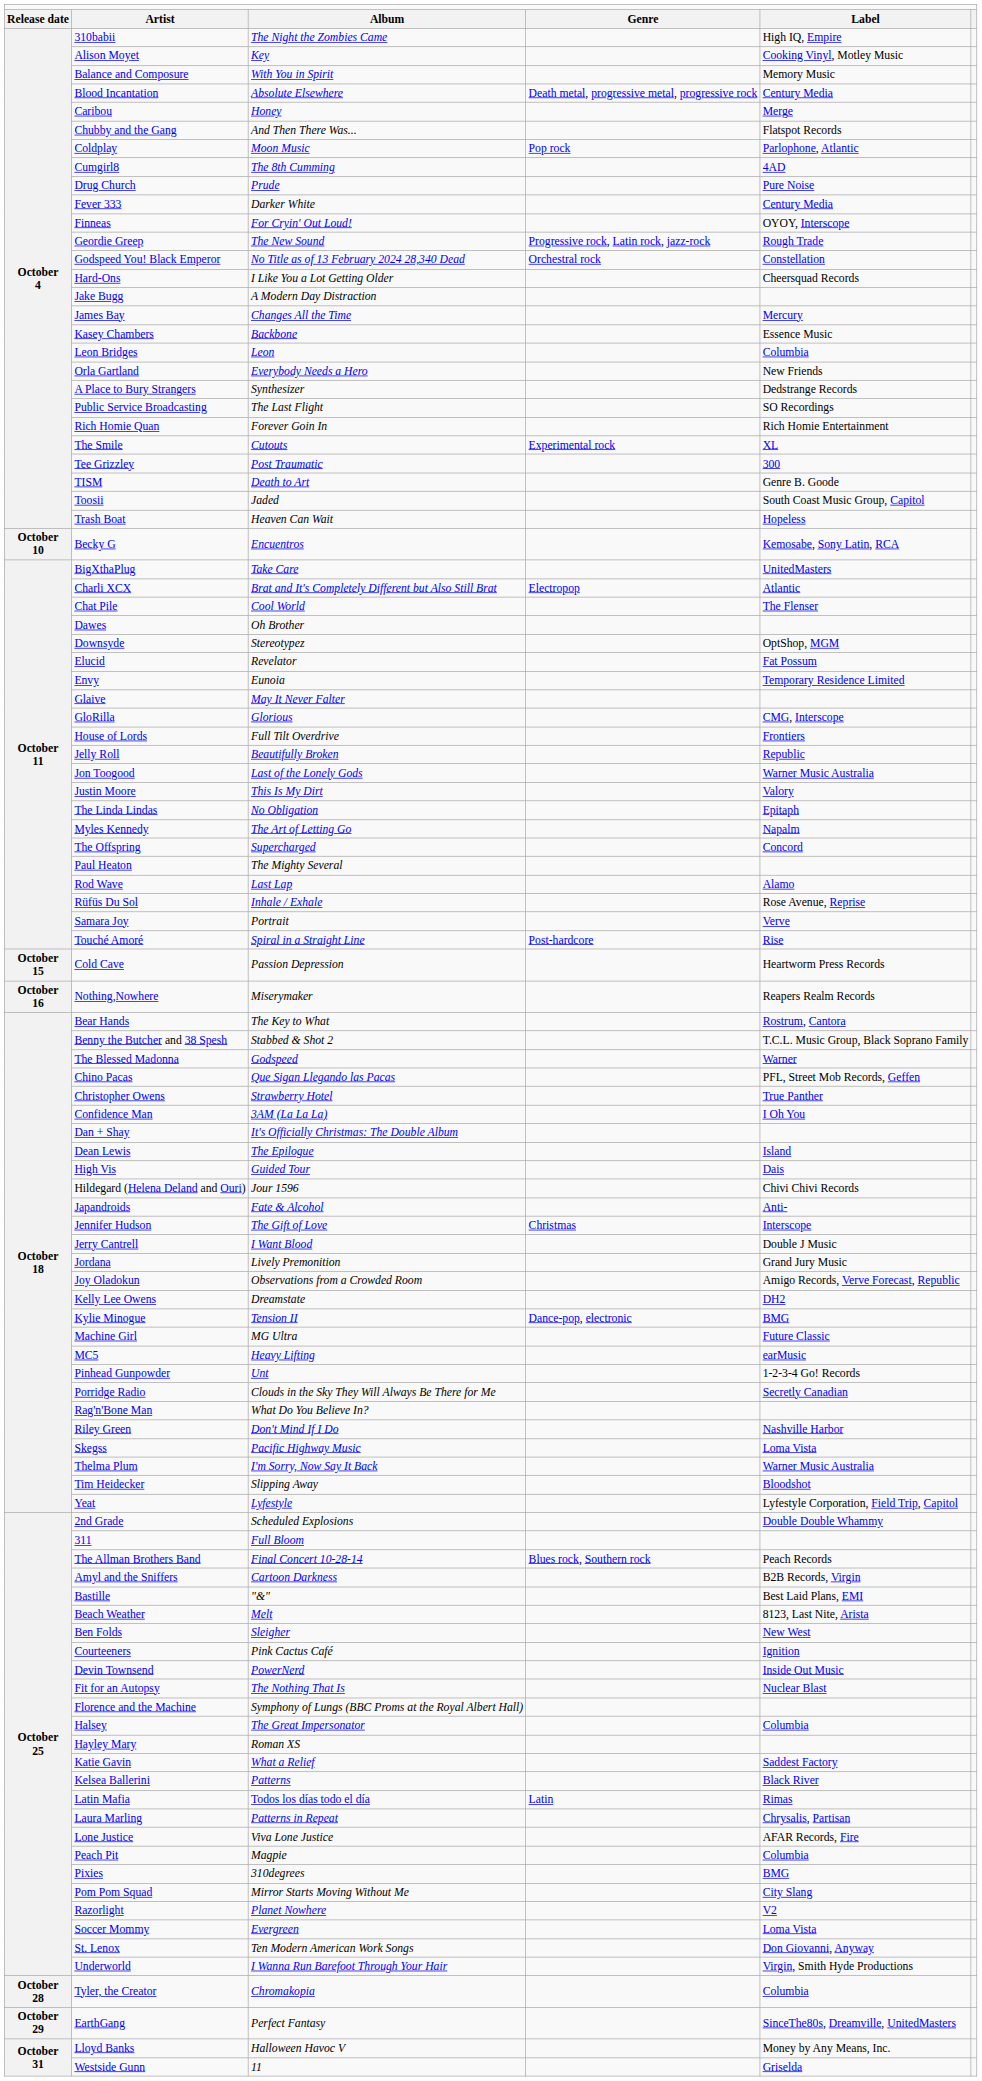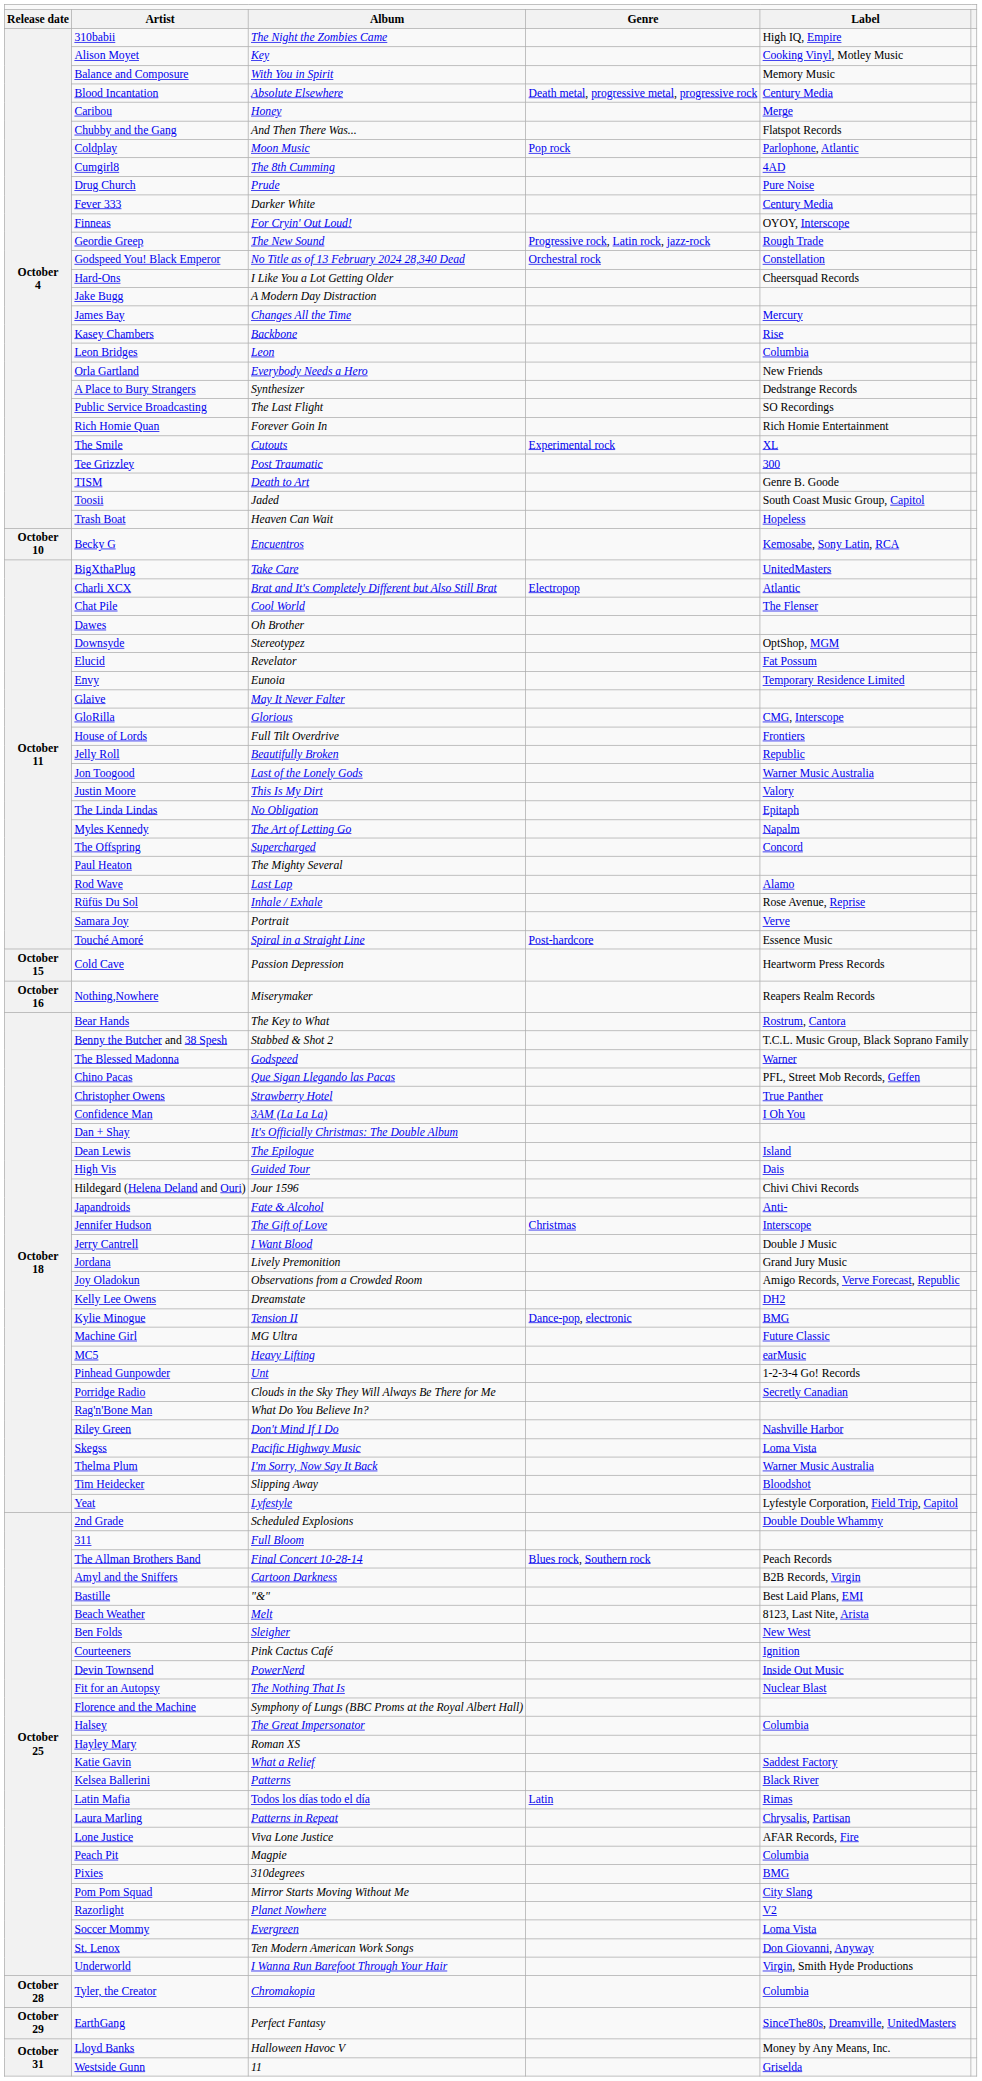(798, 334) Essence Music -> (773, 334) Rise
(773, 939) Rise -> (798, 939) Essence Music
